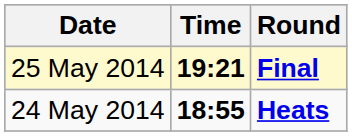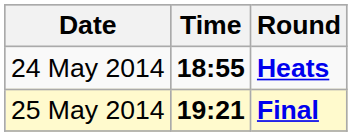rows swapped: (88, 109) <-> (88, 67)
